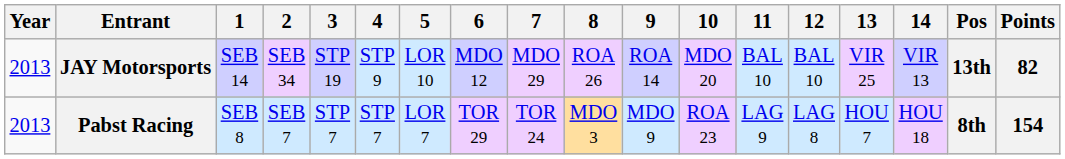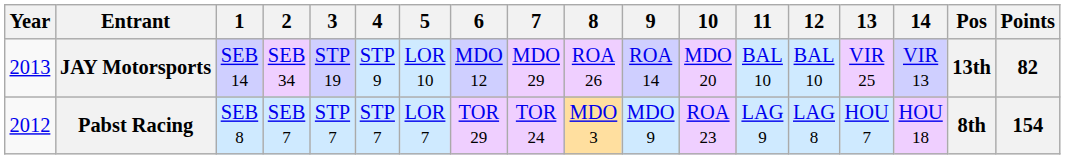(30, 125) 2013 -> (30, 125) 2012
